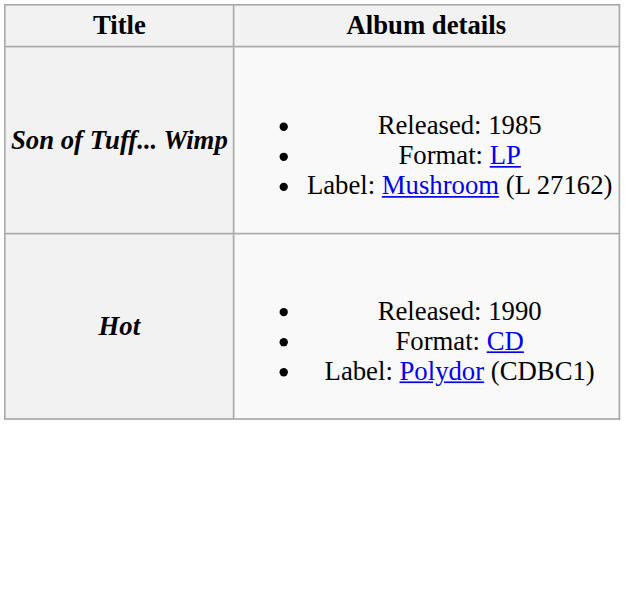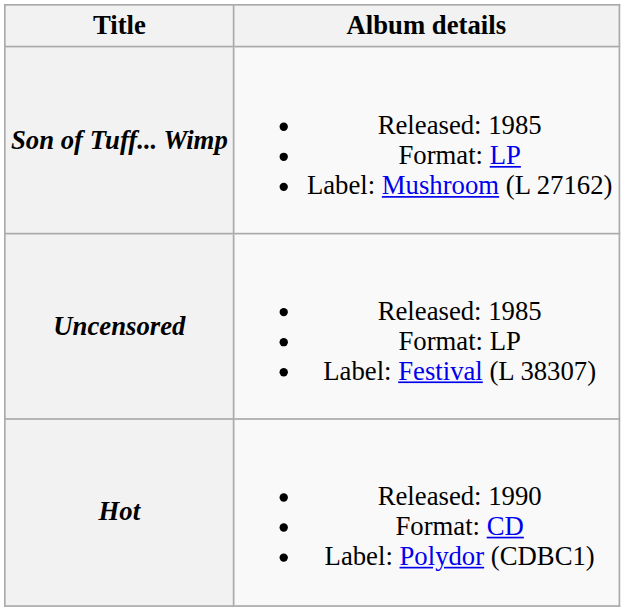+ row: (119, 325)
